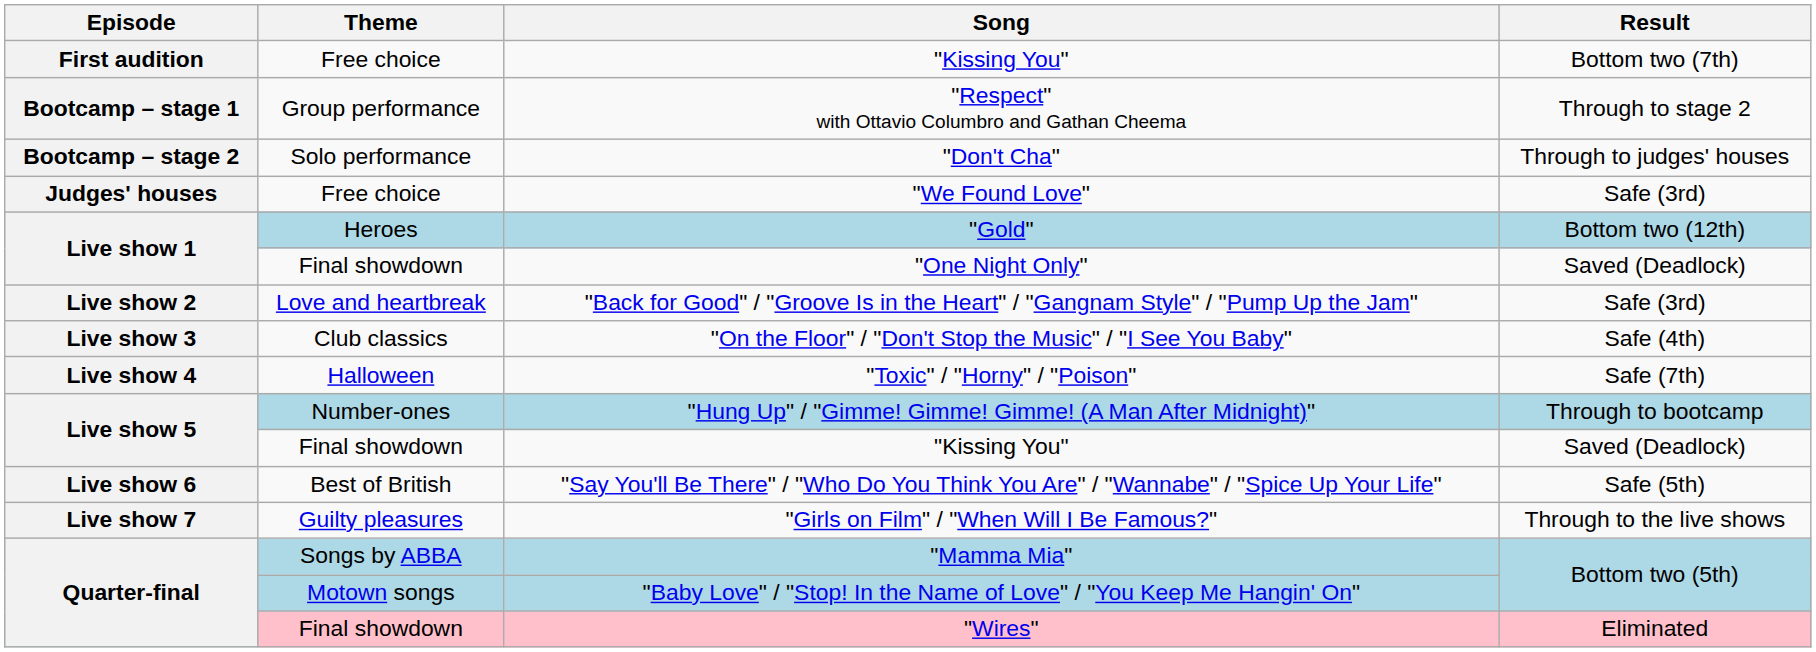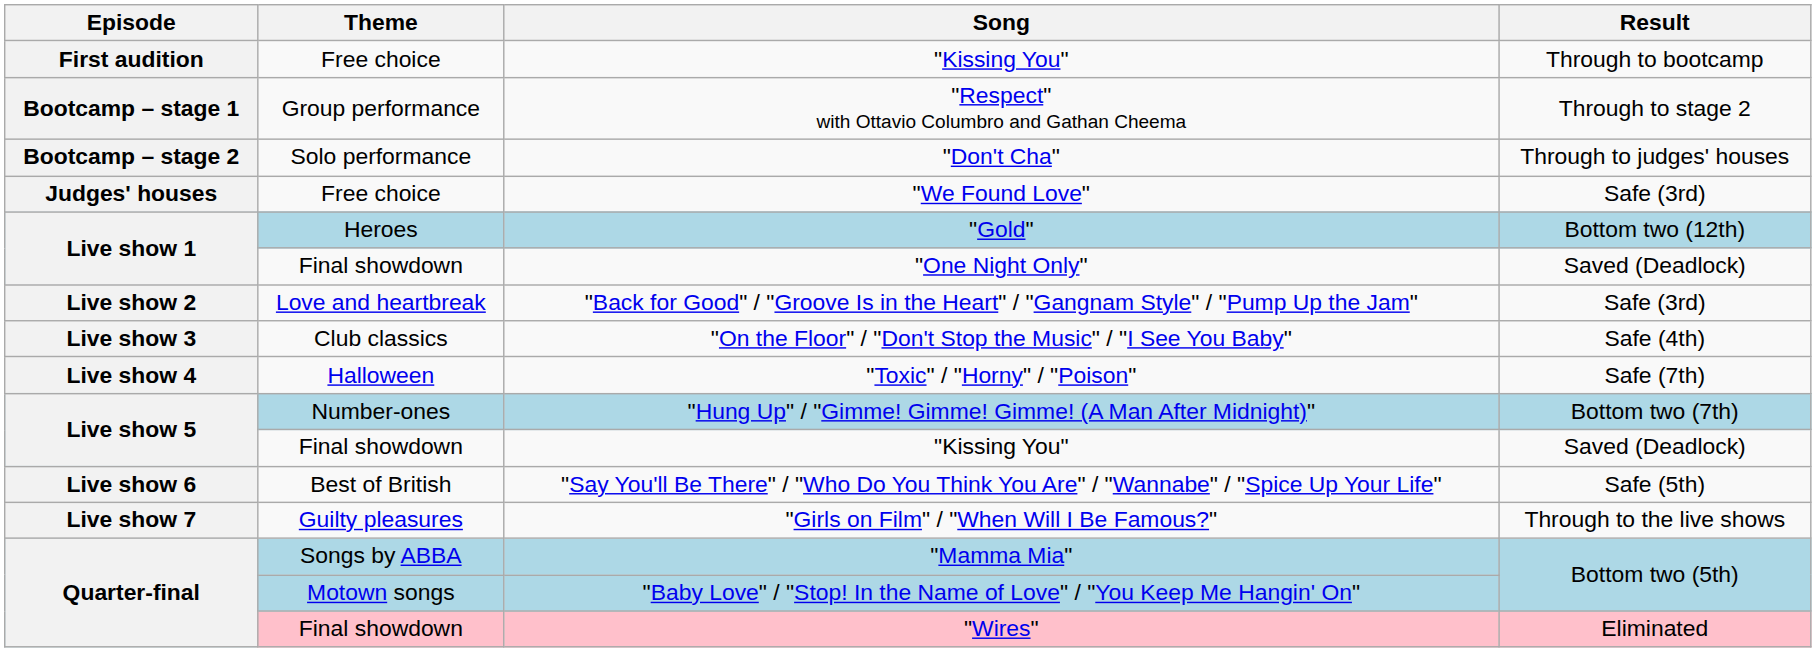(1655, 58) Bottom two (7th) -> (1655, 58) Through to bootcamp
(1655, 411) Through to bootcamp -> (1655, 411) Bottom two (7th)
